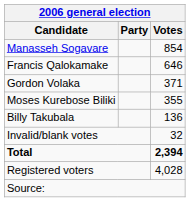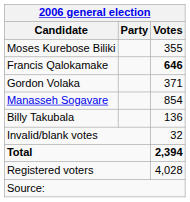rows swapped: (58, 48) <-> (61, 100)
(173, 65) normal -> (173, 65) bold
